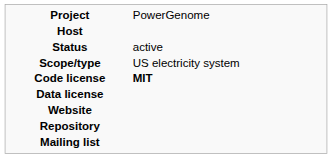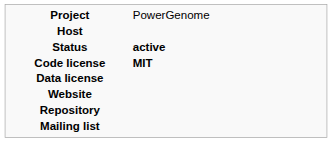(148, 47) normal -> (149, 47) bold
- row: (70, 63)
